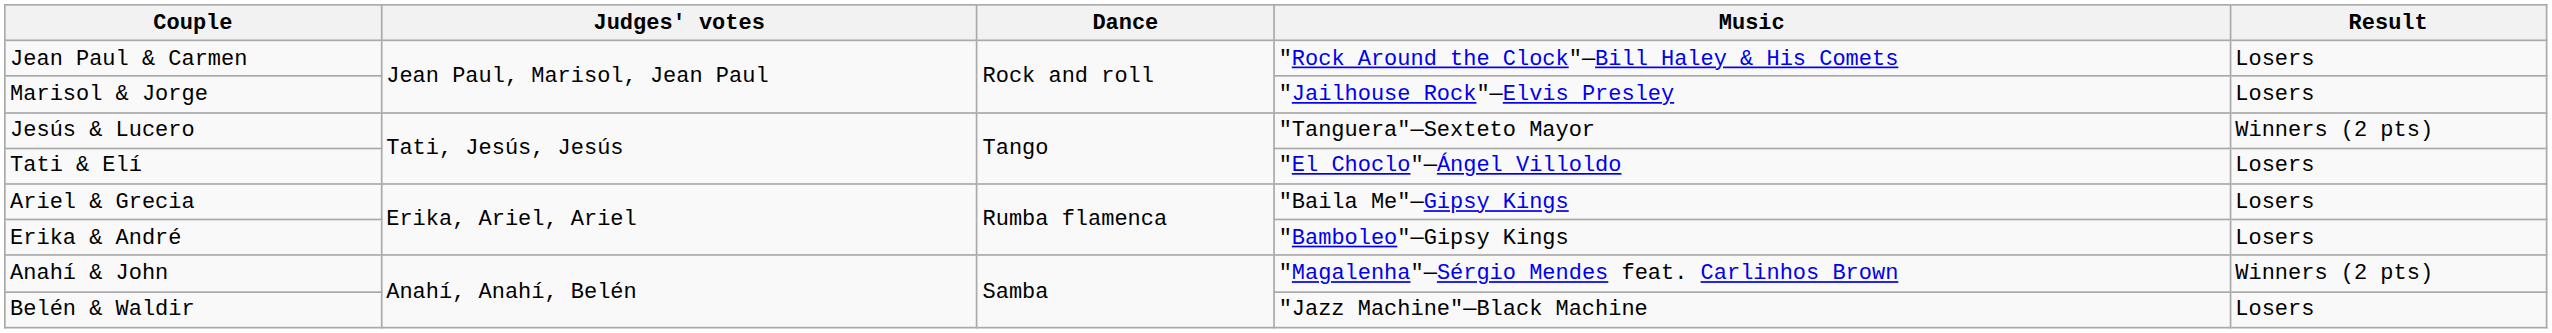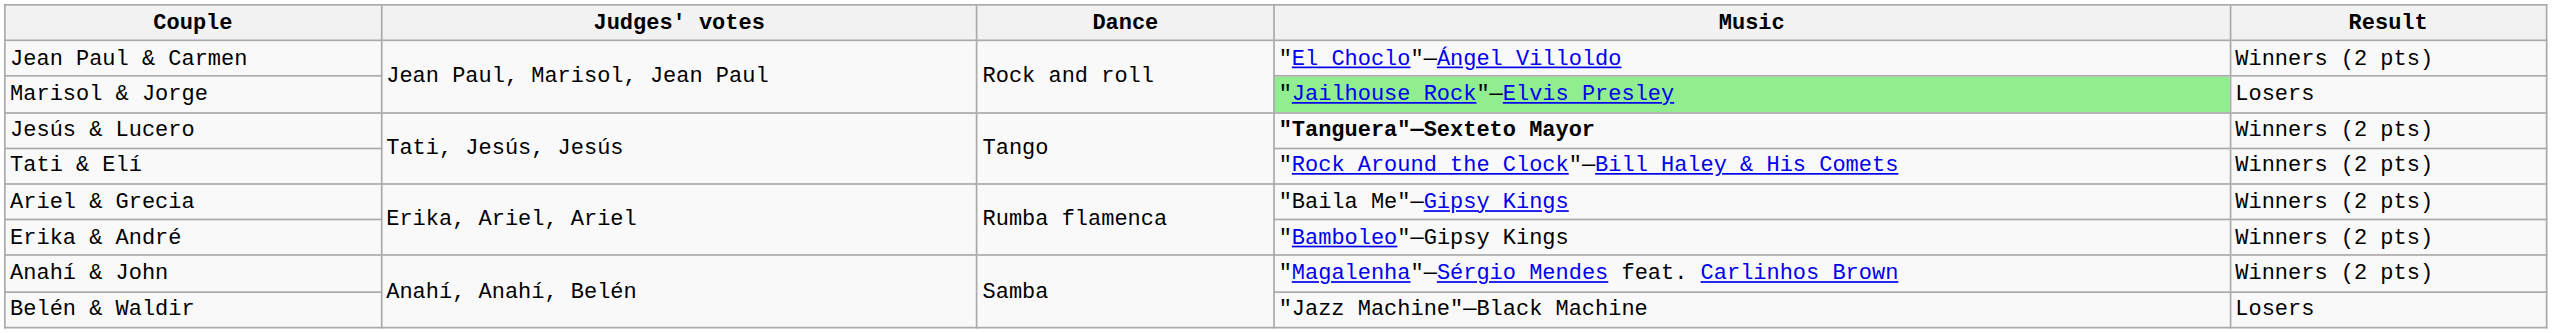(1588, 59) "Rock Around the Clock"—Bill Haley & His Comets -> (1450, 59) "El Choclo"—Ángel Villoldo
(2275, 59) Losers -> (2334, 59) Winners (2 pts)
(1476, 94) no background -> (1476, 94) lightgreen background
(1437, 130) normal -> (1437, 130) bold
(1450, 166) "El Choclo"—Ángel Villoldo -> (1588, 166) "Rock Around the Clock"—Bill Haley & His Comets
(2275, 166) Losers -> (2334, 166) Winners (2 pts)
(2275, 202) Losers -> (2334, 202) Winners (2 pts)
(2275, 238) Losers -> (2334, 238) Winners (2 pts)
